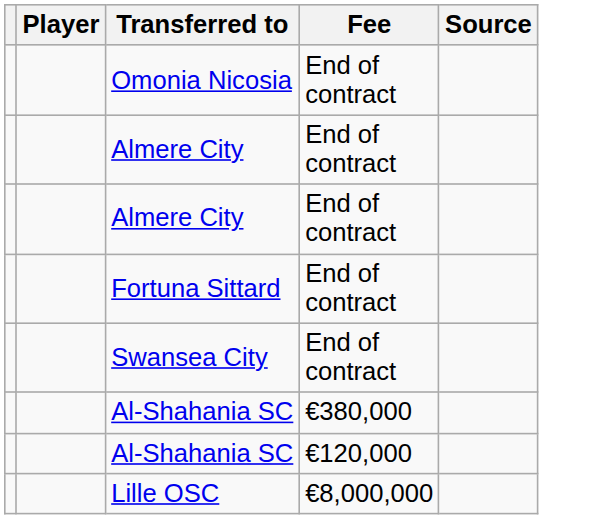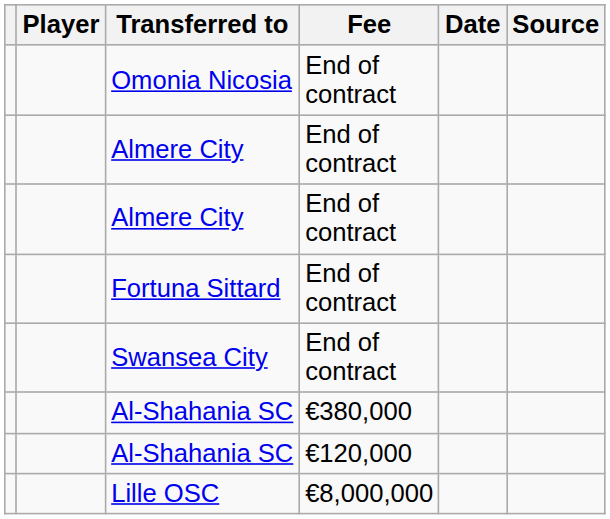+ column: (473, 24)
